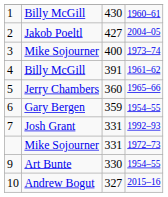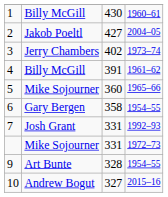(62, 51) Mike Sojourner -> (62, 51) Jerry Chambers
(113, 51) 400 -> (113, 51) 402
(62, 88) Jerry Chambers -> (62, 88) Mike Sojourner
(113, 107) 359 -> (113, 107) 358
(113, 164) 330 -> (113, 164) 328
